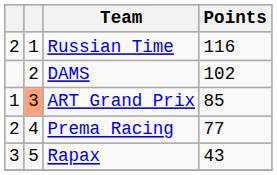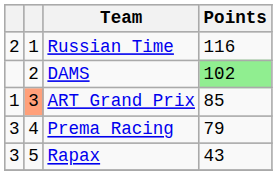(219, 74) no background -> (219, 74) lightgreen background
(14, 129) 2 -> (14, 129) 3
(214, 129) 77 -> (214, 129) 79
